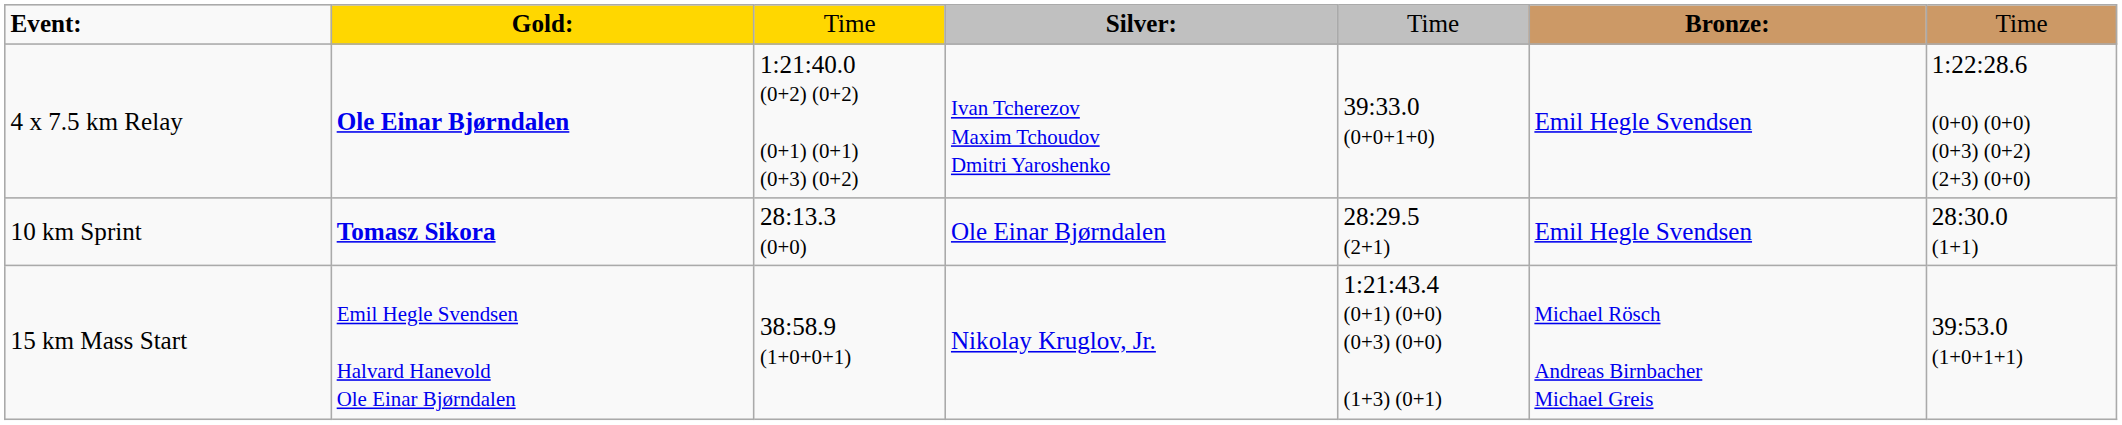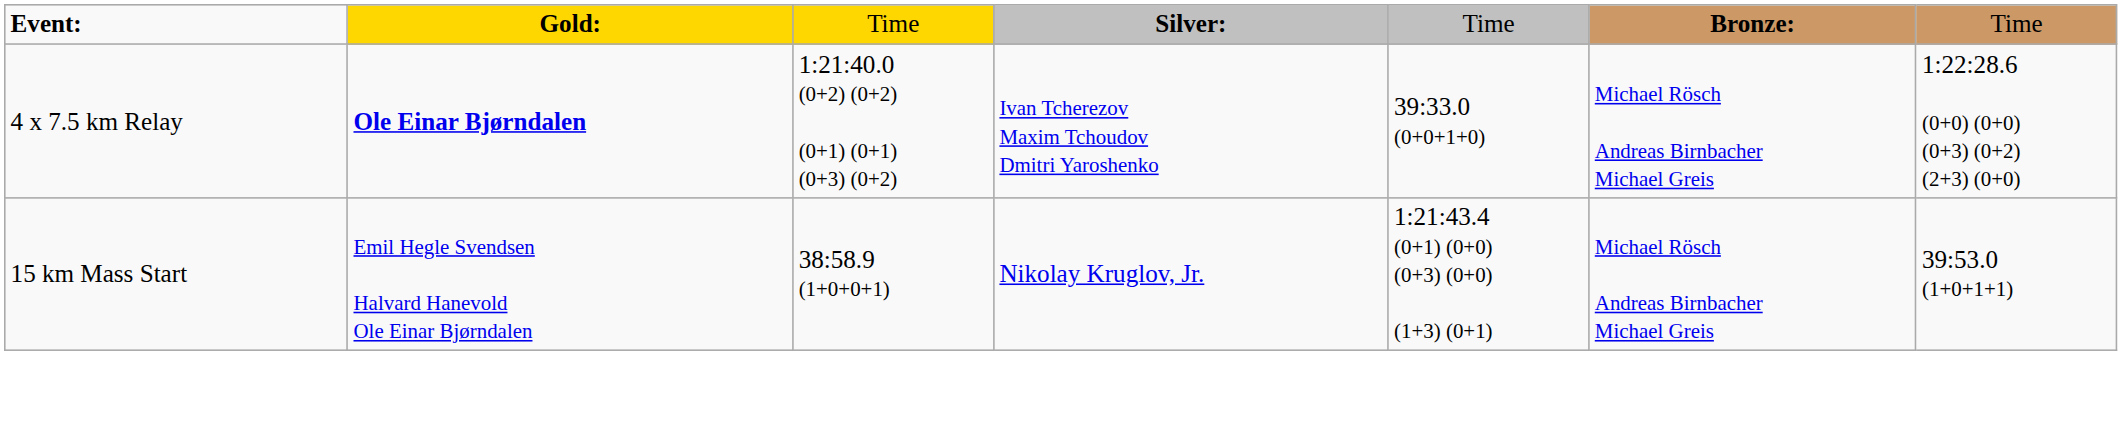(1643, 120) Emil Hegle Svendsen -> (1679, 136) Michael Rösch Andreas Birnbacher Michael Greis
- row: (76, 231)
